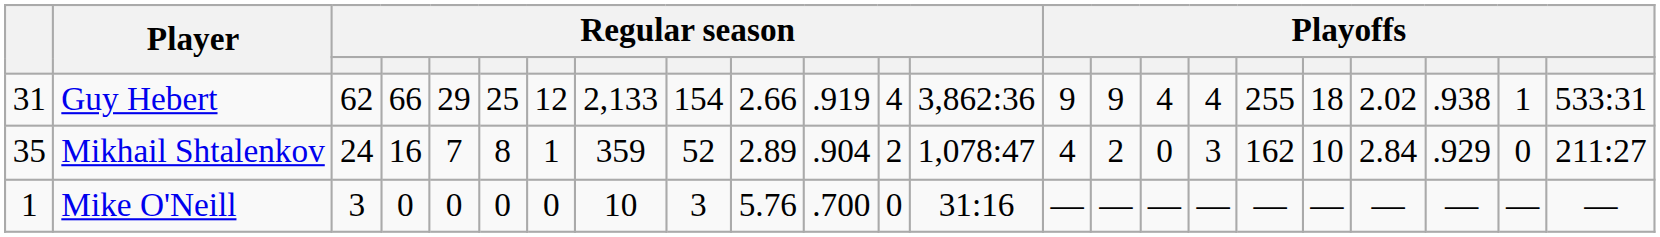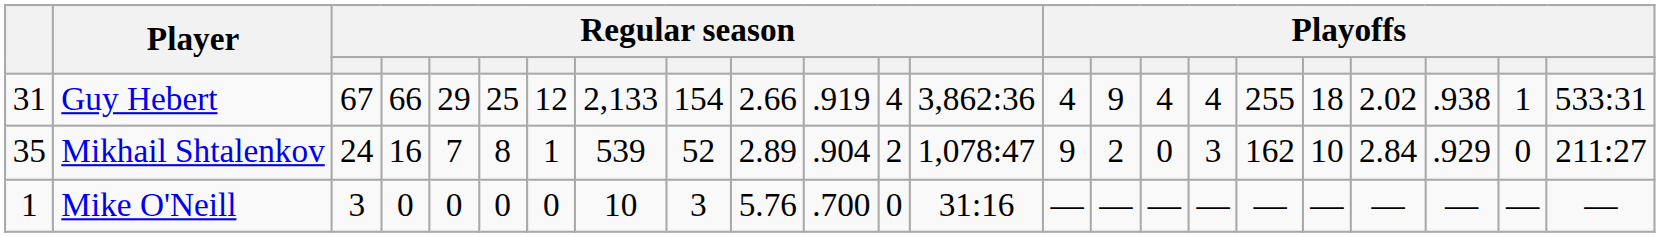(357, 99) 62 -> (357, 99) 67
(1067, 99) 9 -> (1067, 99) 4
(621, 151) 359 -> (621, 151) 539
(1067, 151) 4 -> (1067, 151) 9
